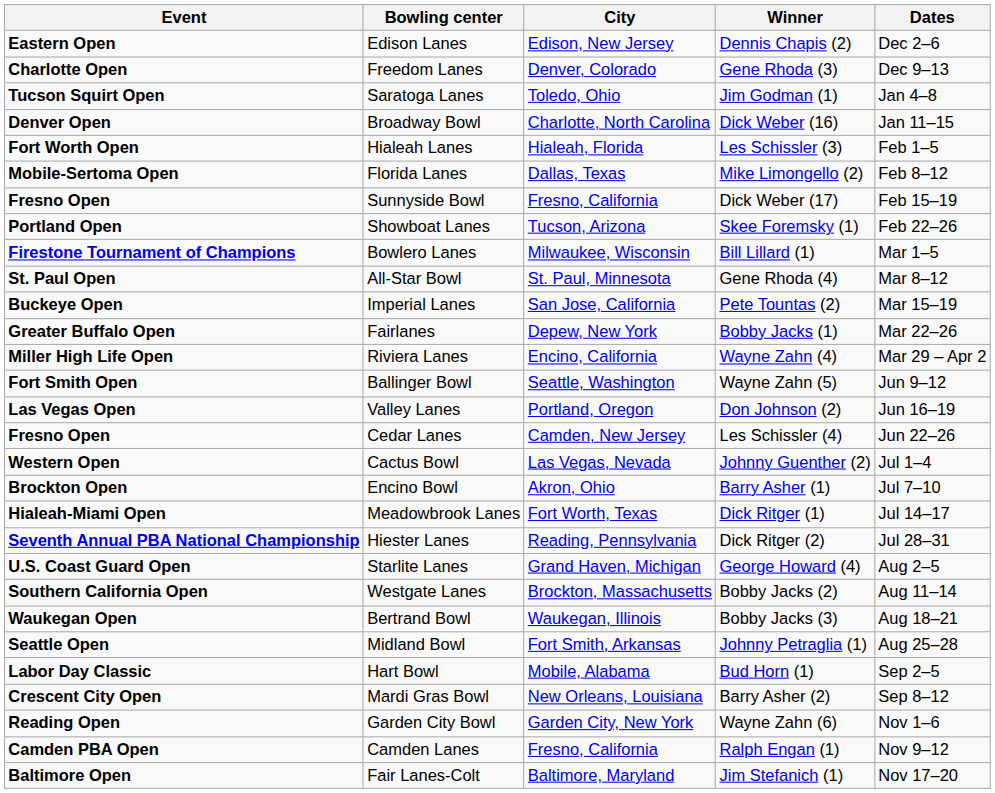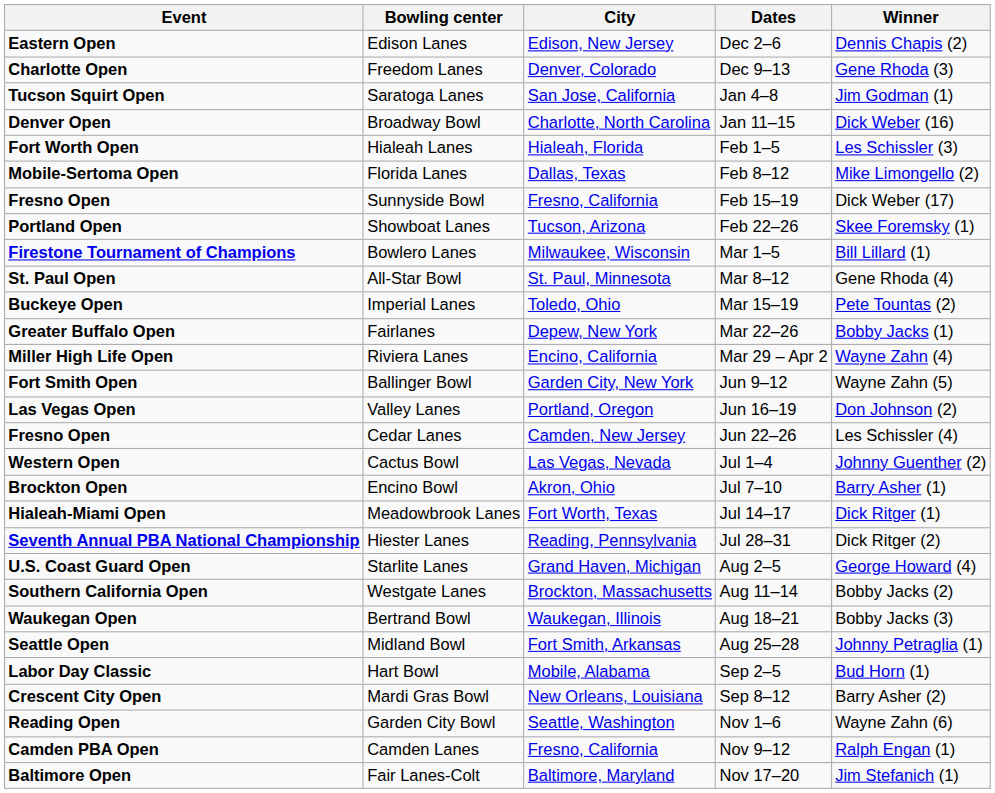columns swapped: (932, 17) <-> (795, 17)
(574, 95) Toledo, Ohio -> (602, 95) San Jose, California
(602, 305) San Jose, California -> (574, 305) Toledo, Ohio
(601, 383) Seattle, Washington -> (611, 383) Garden City, New York
(611, 723) Garden City, New York -> (601, 723) Seattle, Washington
